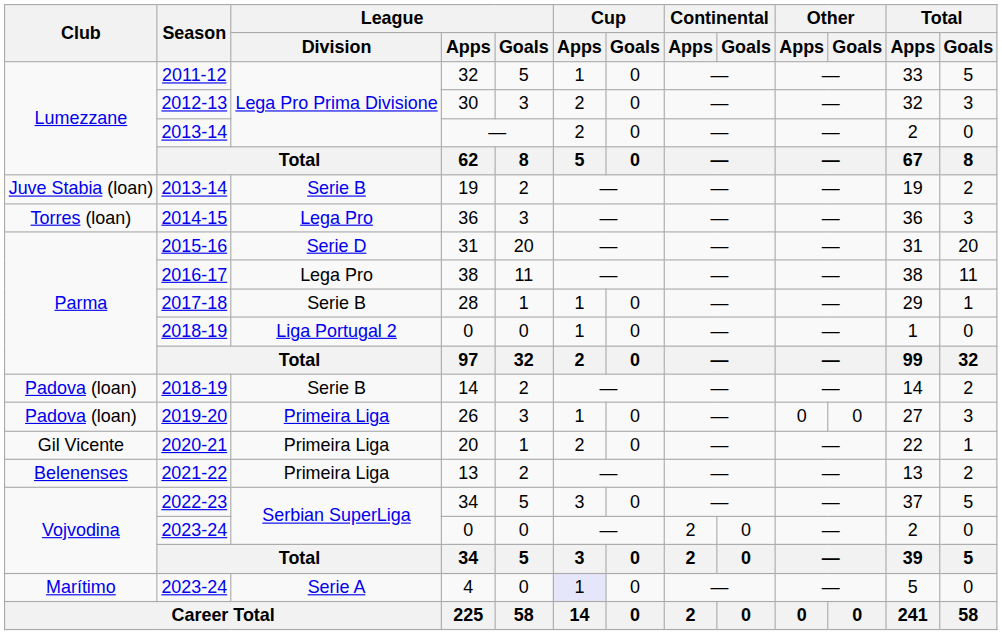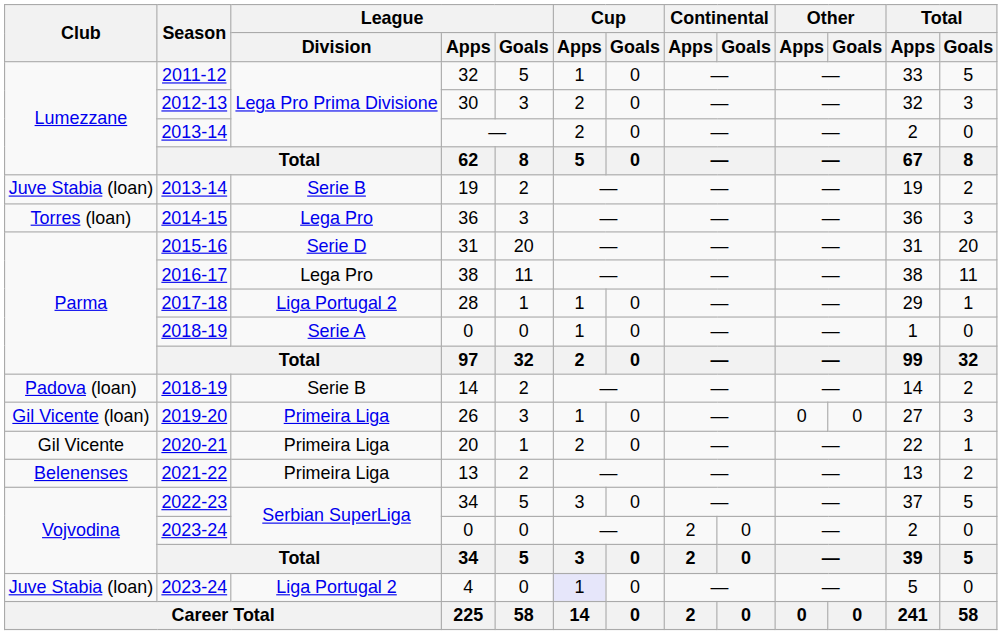(337, 302) Serie B -> (337, 302) Liga Portugal 2
(337, 331) Liga Portugal 2 -> (337, 331) Serie A
(81, 416) Padova (loan) -> (81, 416) Gil Vicente (loan)
(81, 587) Marítimo -> (81, 587) Juve Stabia (loan)
(337, 587) Serie A -> (337, 587) Liga Portugal 2
